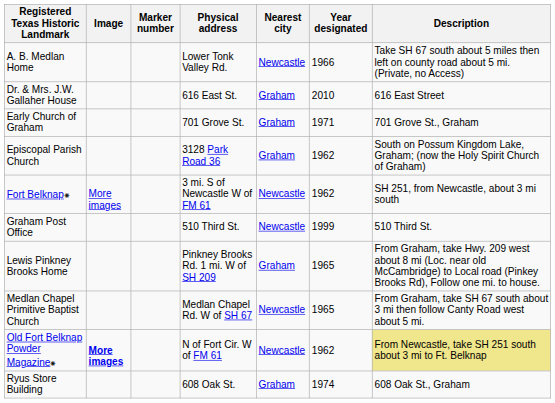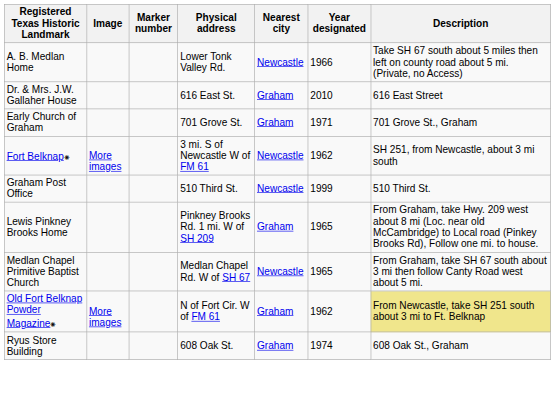- row: (44, 155)
(106, 356) bold -> (105, 317) normal
(282, 350) Newcastle -> (275, 311) Graham
